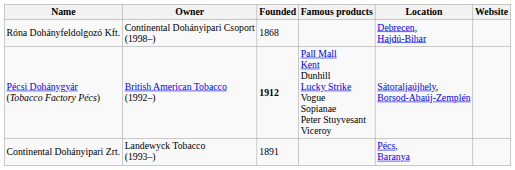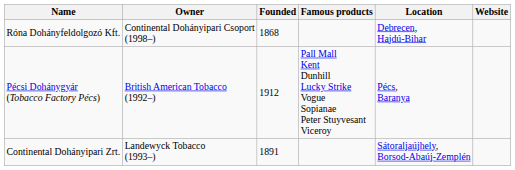(269, 92) bold -> (269, 92) normal
(424, 92) Sátoraljaújhely, Borsod-Abaúj-Zemplén -> (394, 92) Pécs, Baranya
(394, 152) Pécs, Baranya -> (424, 152) Sátoraljaújhely, Borsod-Abaúj-Zemplén
